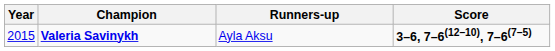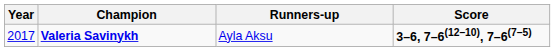(21, 36) 2015 -> (21, 36) 2017
